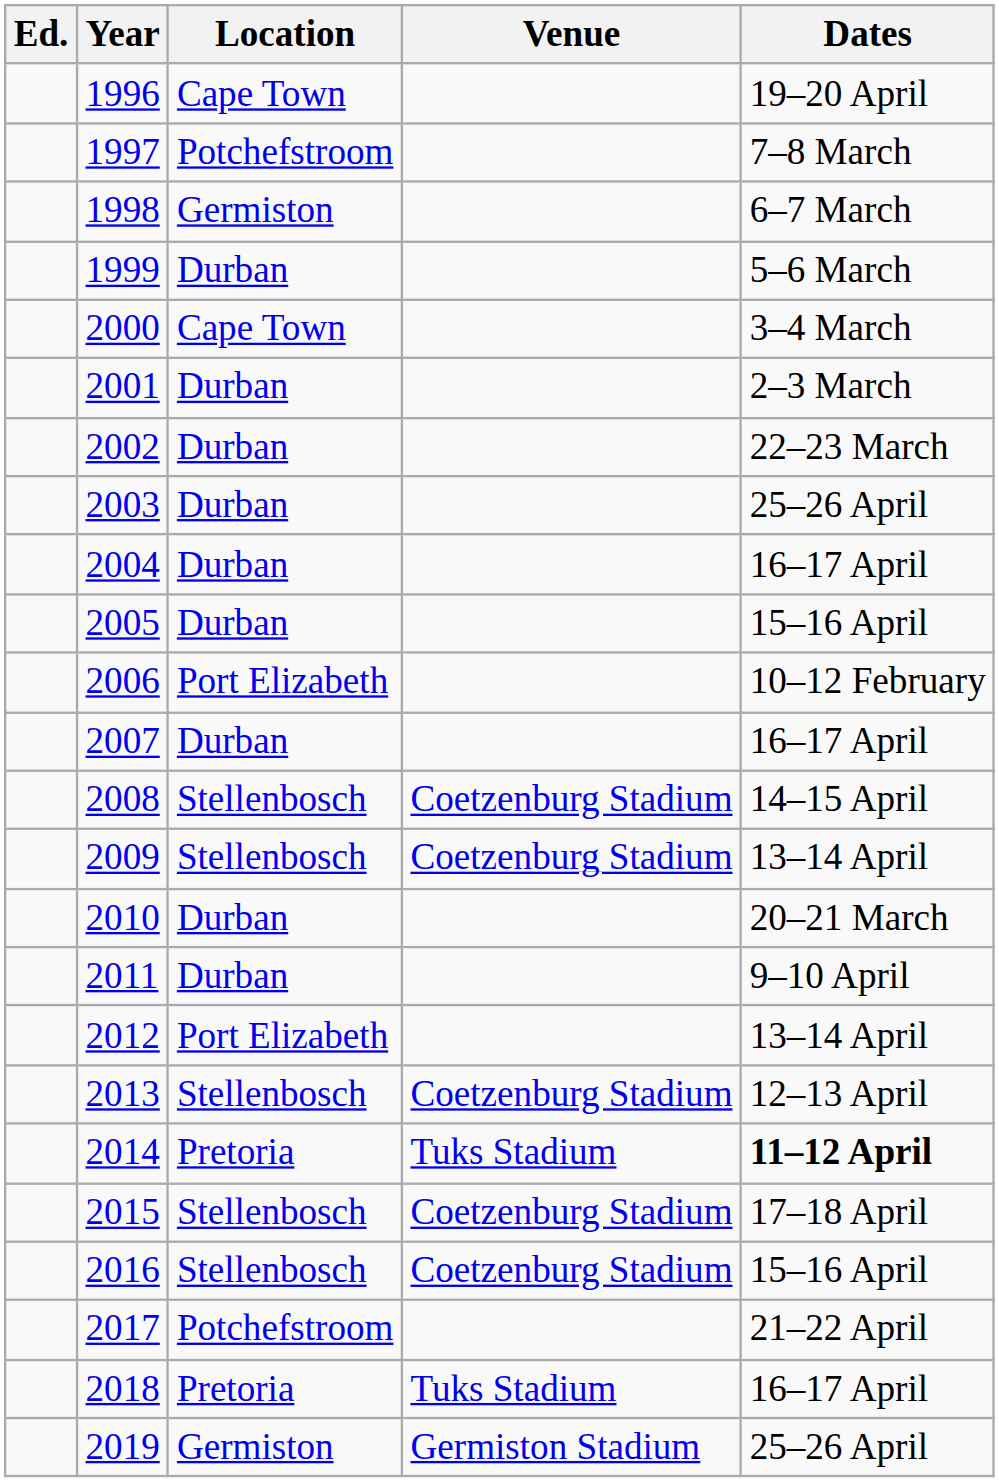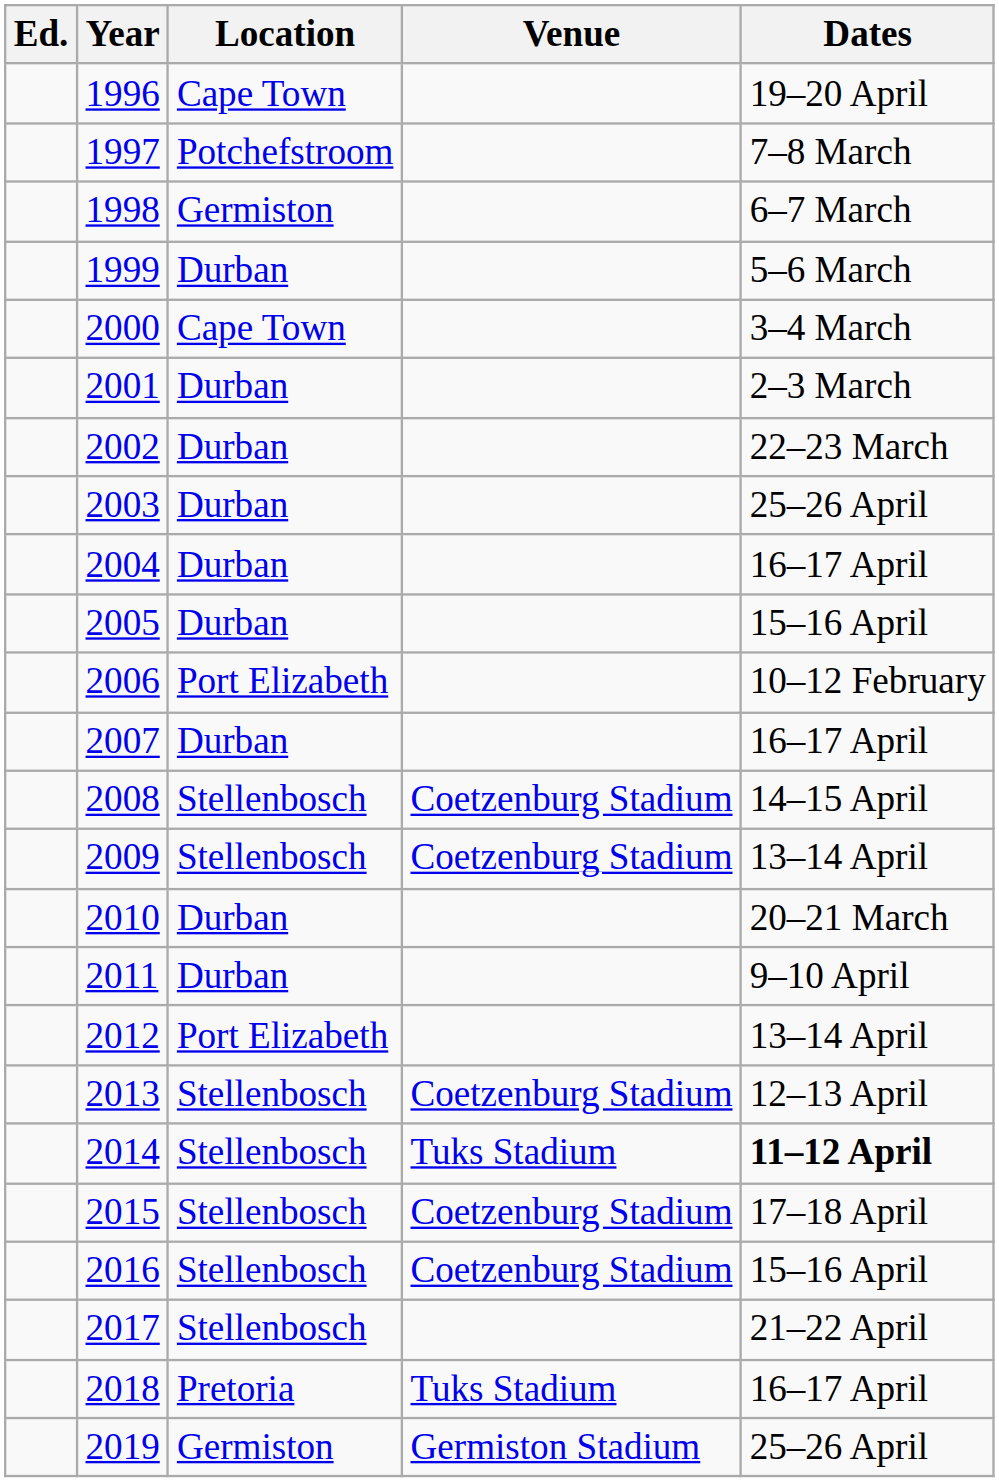(236, 1152) Pretoria -> (272, 1152) Stellenbosch
(285, 1329) Potchefstroom -> (272, 1329) Stellenbosch
